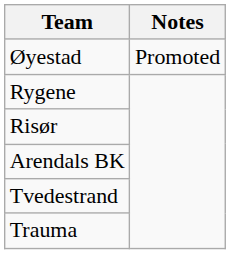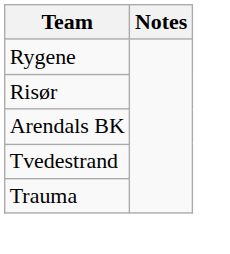- row: (46, 56)
